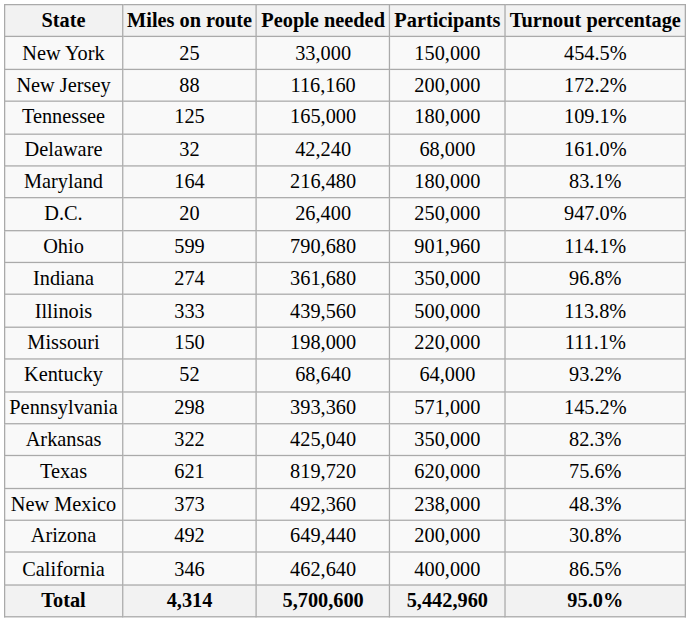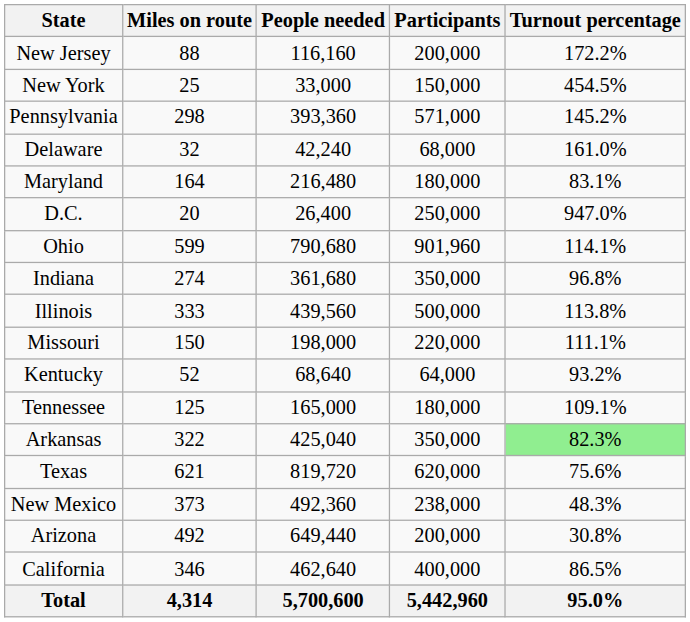rows swapped: (63, 52) <-> (64, 85)
rows swapped: (64, 407) <-> (64, 117)
(595, 439) no background -> (595, 439) lightgreen background
